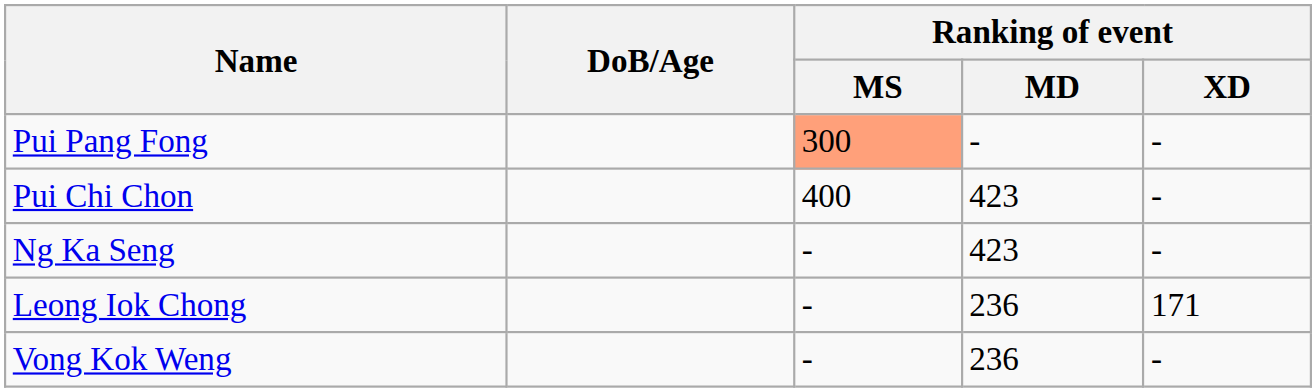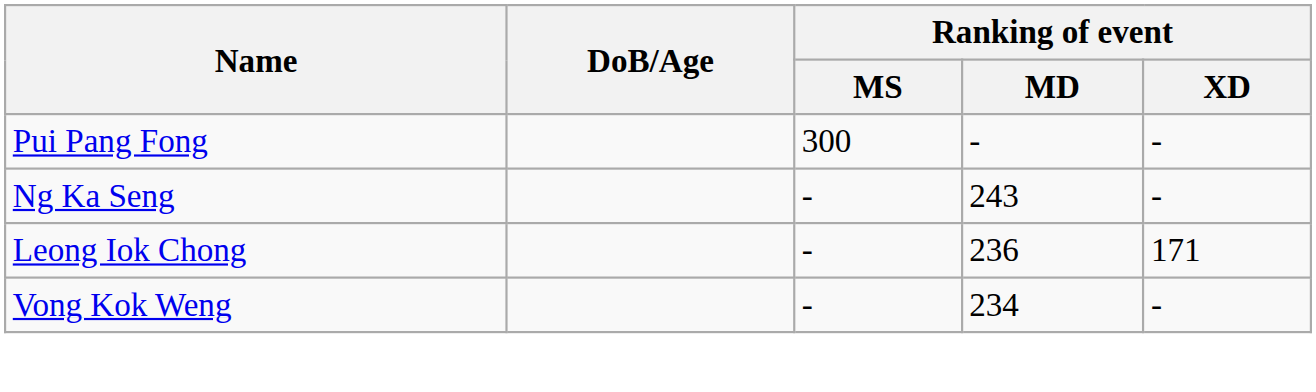(827, 141) lightsalmon background -> (827, 141) no background
- row: (103, 195)
(994, 250) 423 -> (994, 195) 243
(994, 359) 236 -> (994, 305) 234
